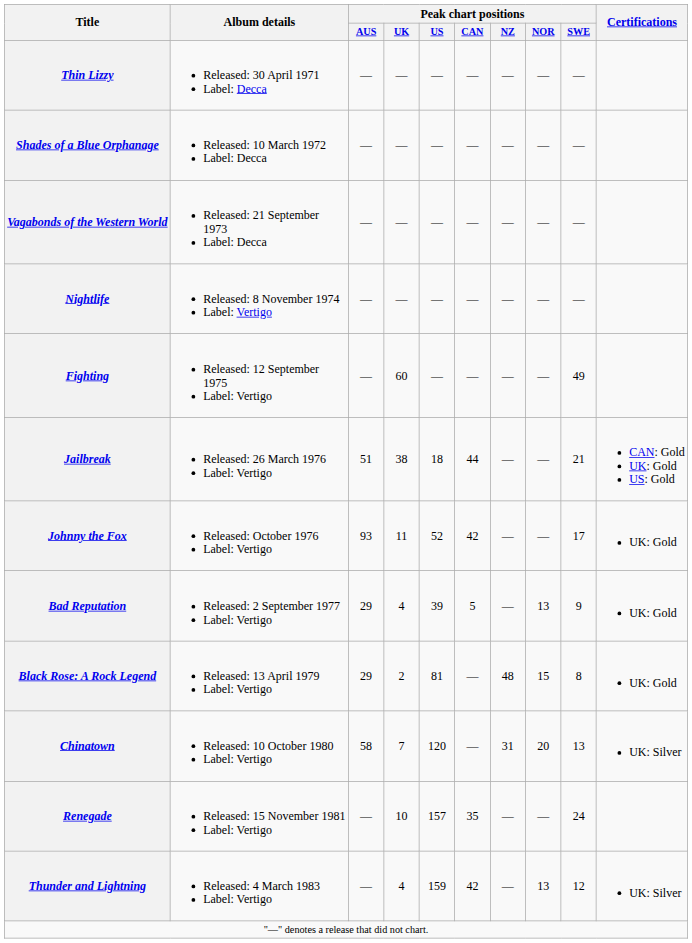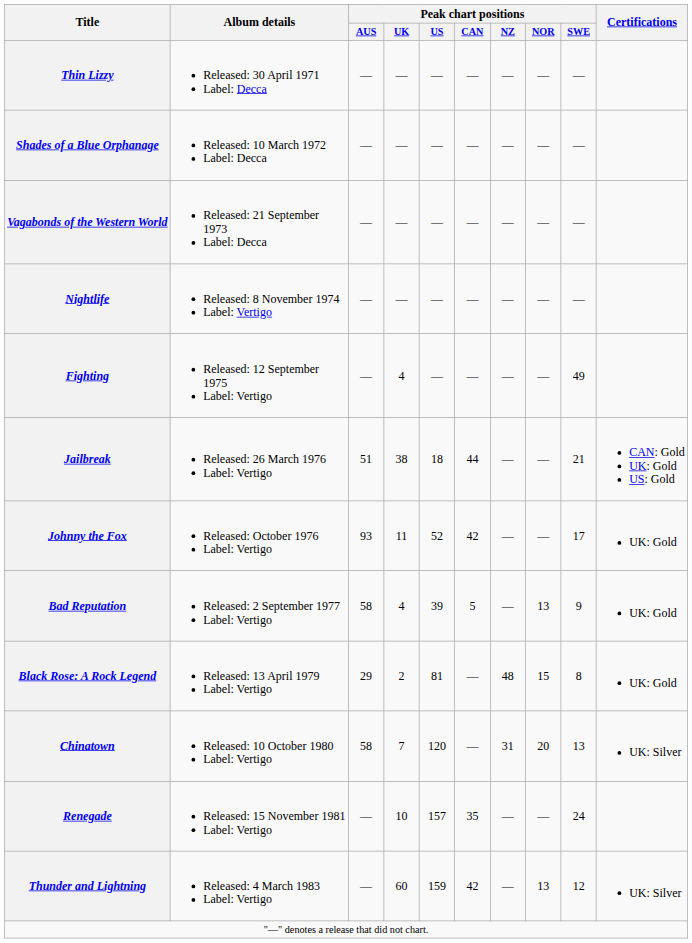(402, 375) 60 -> (402, 375) 4
(366, 606) 29 -> (366, 606) 58
(402, 886) 4 -> (402, 886) 60
